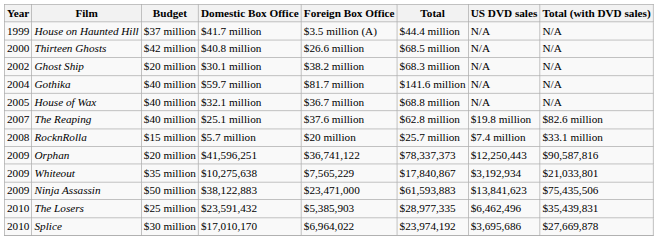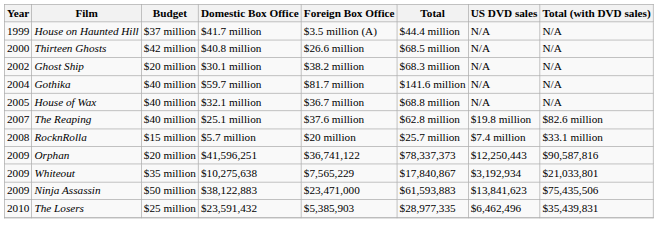- row: (48, 226)
